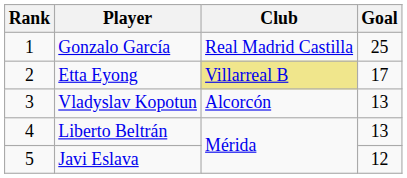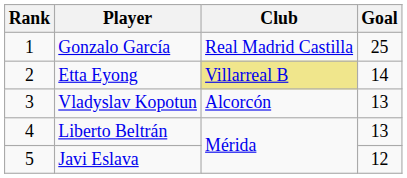(380, 74) 17 -> (380, 74) 14
